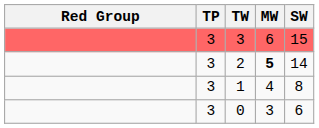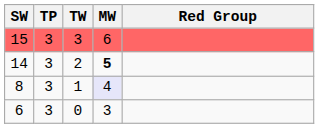columns swapped: (100, 16) <-> (299, 16)
(270, 88) no background -> (107, 88) lavender background
